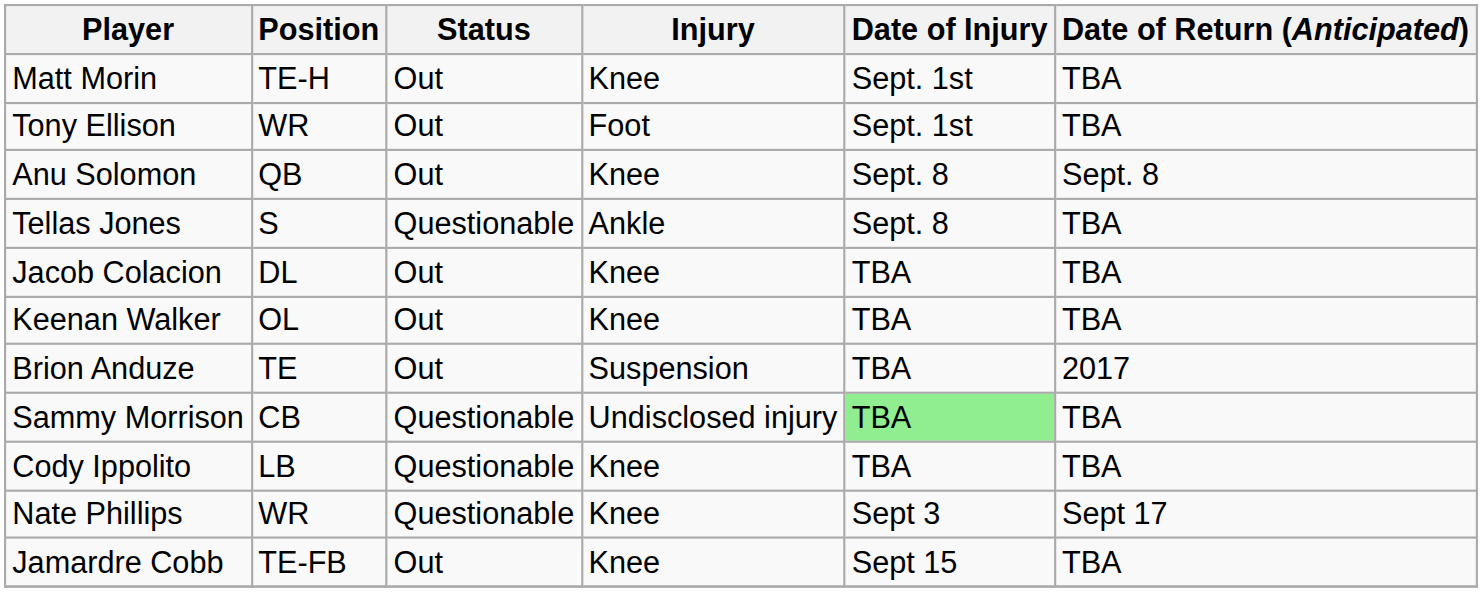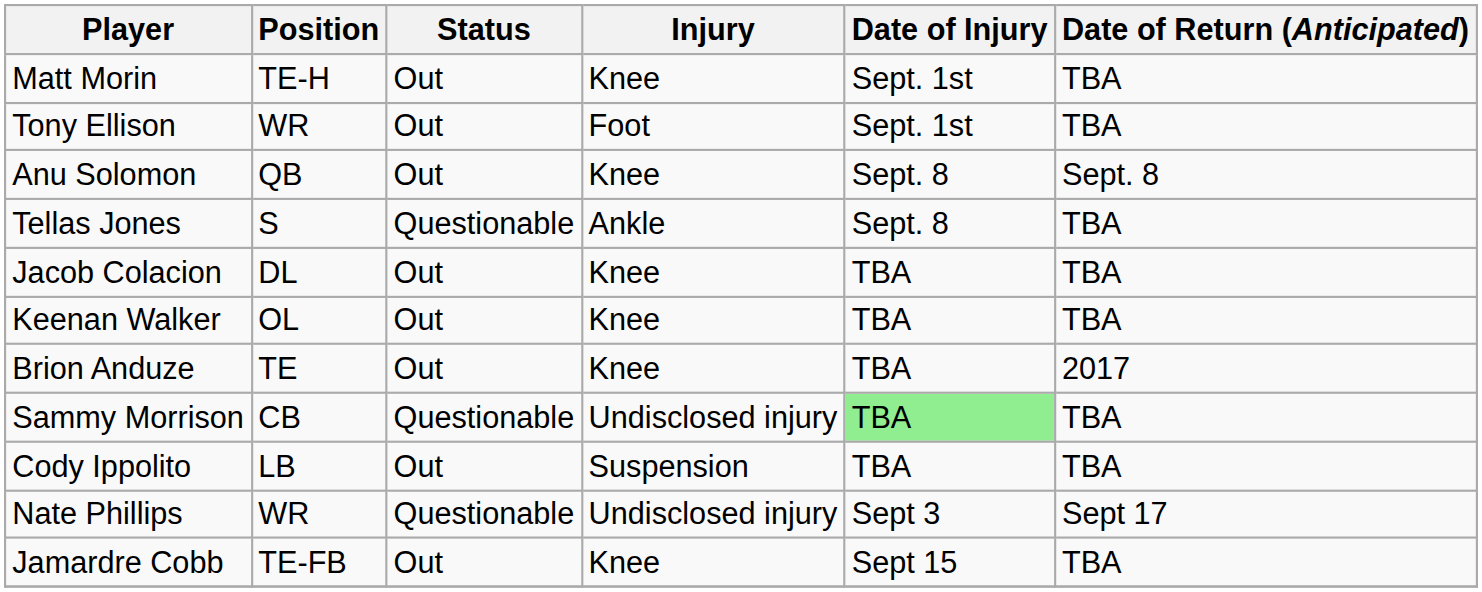(669, 369) Suspension -> (624, 369) Knee
(484, 466) Questionable -> (418, 466) Out
(624, 466) Knee -> (669, 466) Suspension
(624, 514) Knee -> (713, 514) Undisclosed injury
